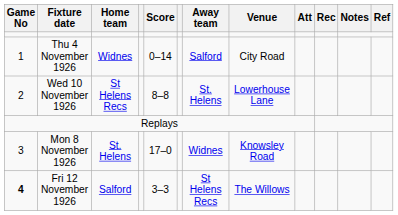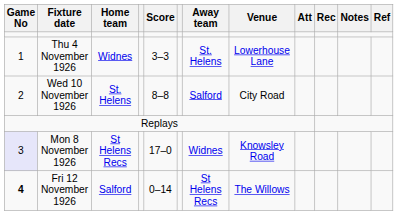(160, 56) 0–14 -> (160, 56) 3–3
(206, 56) Salford -> (206, 56) St. Helens
(262, 56) City Road -> (262, 56) Lowerhouse Lane
(115, 95) St Helens Recs -> (115, 95) St. Helens
(206, 95) St. Helens -> (206, 95) Salford
(262, 95) Lowerhouse Lane -> (262, 95) City Road
(21, 151) no background -> (21, 151) lavender background
(115, 151) St. Helens -> (115, 151) St Helens Recs
(160, 190) 3–3 -> (160, 190) 0–14
